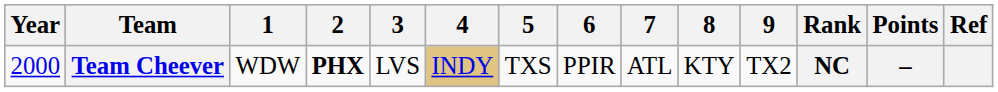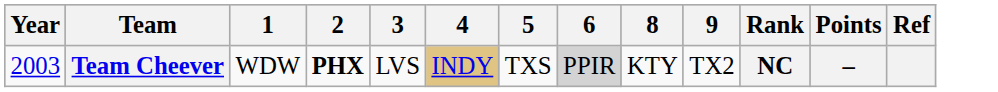- column: (650, 25)
(35, 65) 2000 -> (35, 65) 2003
(589, 65) no background -> (589, 65) lightgrey background
